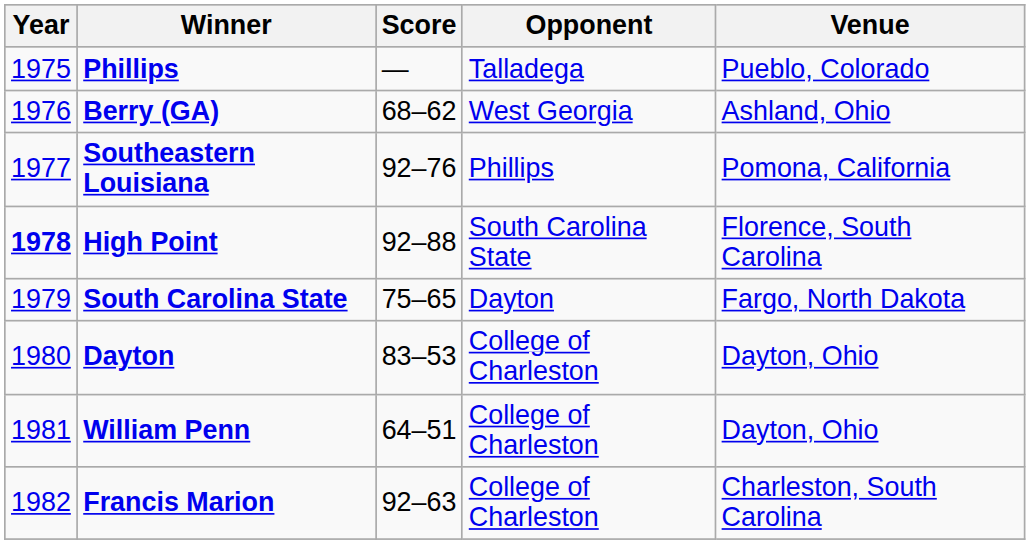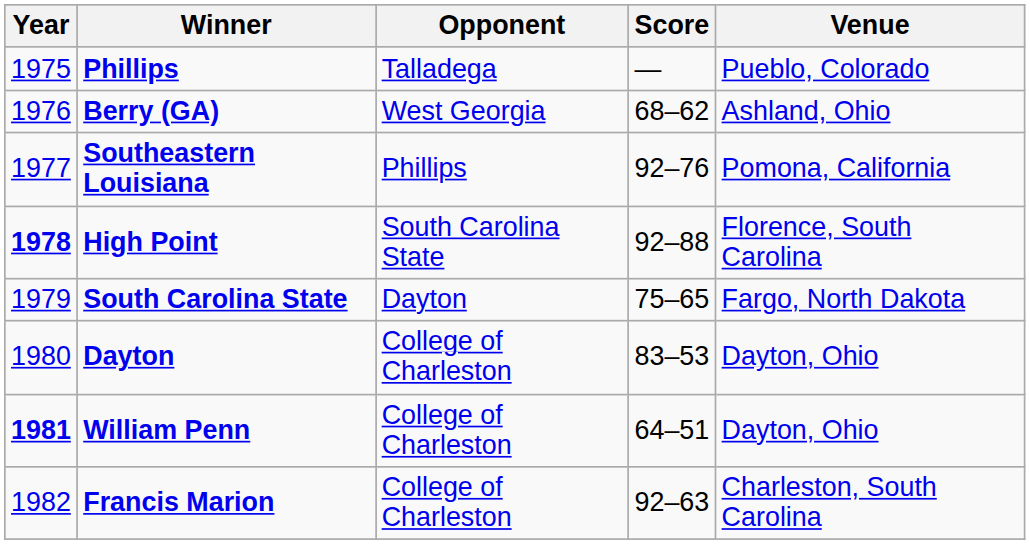columns swapped: (419, 25) <-> (589, 25)
(41, 430) normal -> (41, 430) bold
